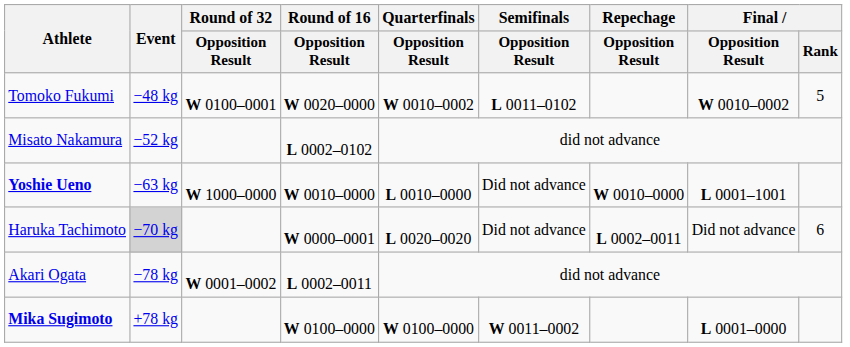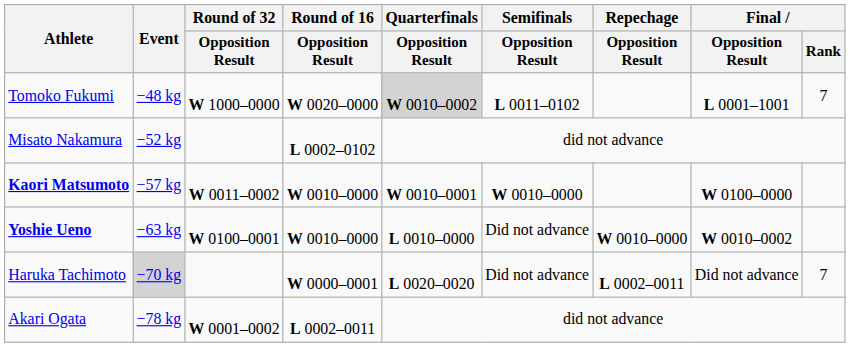(231, 105) W 0100–0001 -> (234, 105) W 1000–0000
(428, 105) no background -> (432, 105) lightgrey background
(744, 105) W 0010–0002 -> (747, 105) L 0001–1001
(820, 95) 5 -> (823, 95) 7
+ row: (69, 185)
(231, 194) W 1000–0000 -> (234, 239) W 0100–0001
(744, 194) L 0001–1001 -> (747, 239) W 0010–0002
(820, 230) 6 -> (823, 275) 7
- row: (60, 319)
